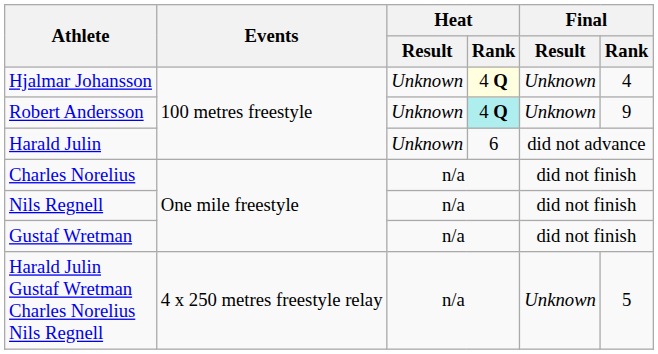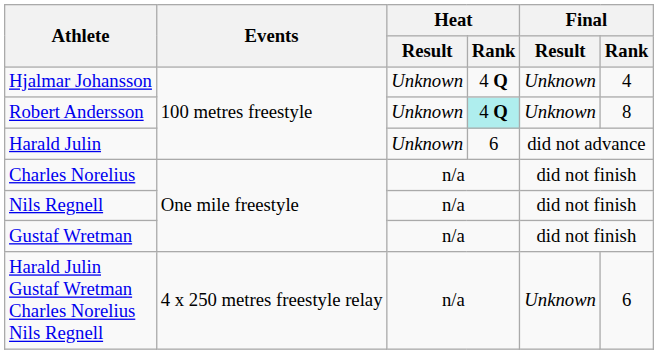(494, 82) lightyellow background -> (494, 82) no background
(627, 112) 9 -> (627, 112) 8
(627, 300) 5 -> (627, 300) 6
